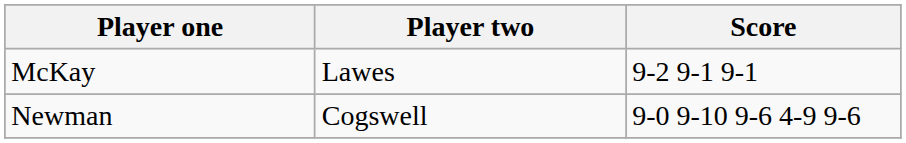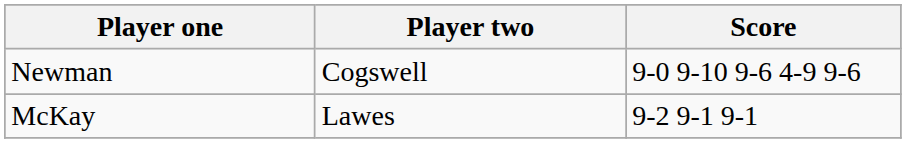rows swapped: (53, 71) <-> (62, 115)
